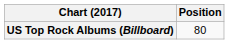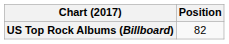(200, 30) 80 -> (200, 30) 82
